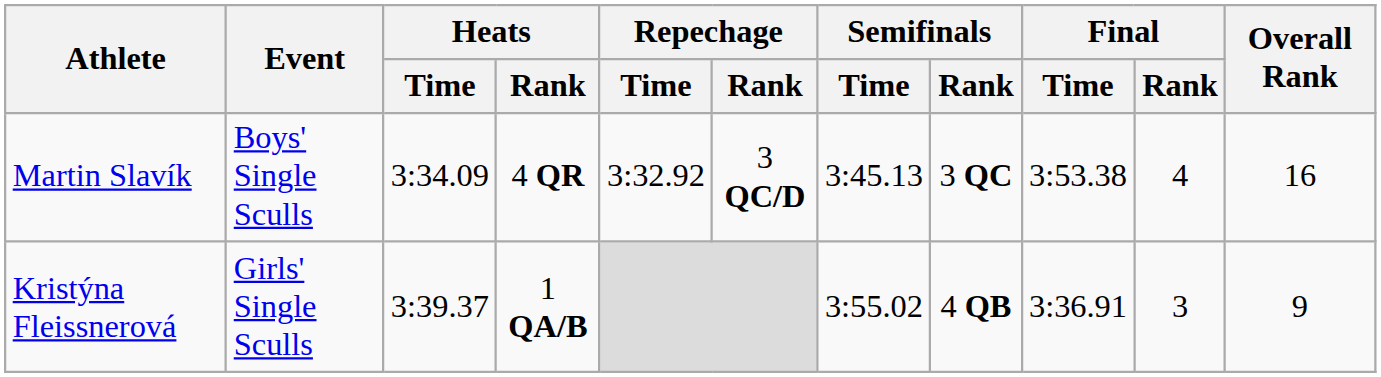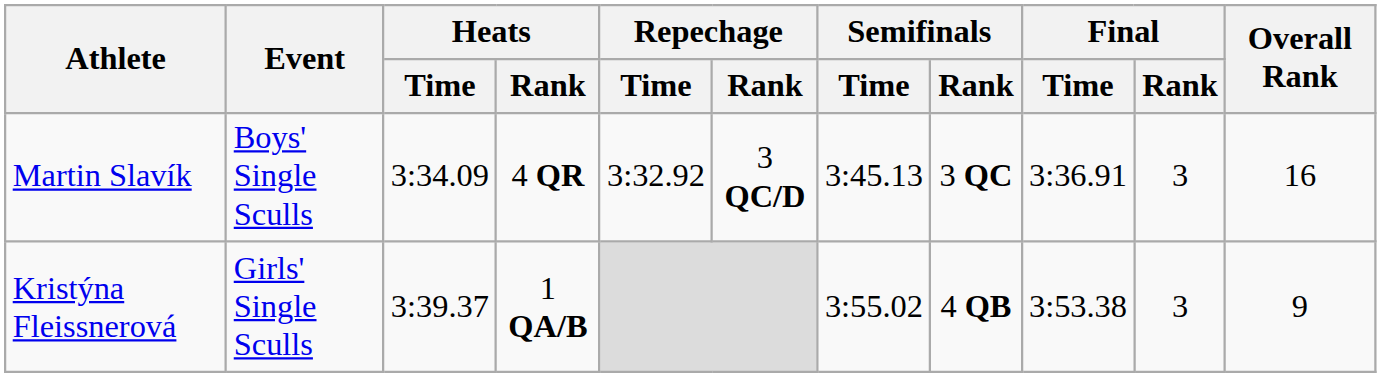(1078, 176) 3:53.38 -> (1078, 176) 3:36.91
(1180, 176) 4 -> (1180, 176) 3
(1078, 306) 3:36.91 -> (1078, 306) 3:53.38
